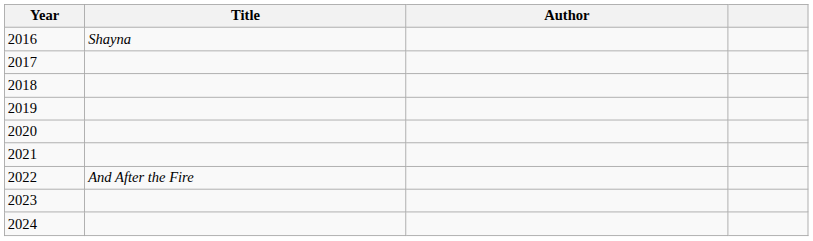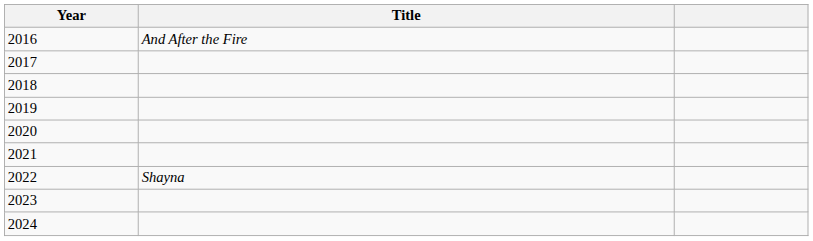- column: (567, 16)
(110, 39) Shayna -> (194, 39) And After the Fire
(141, 177) And After the Fire -> (163, 177) Shayna
